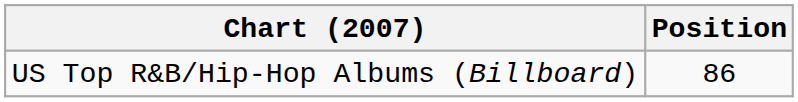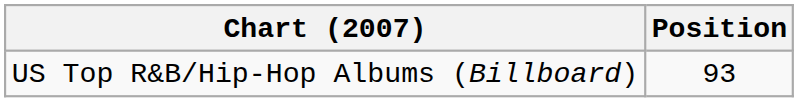(719, 74) 86 -> (719, 74) 93
